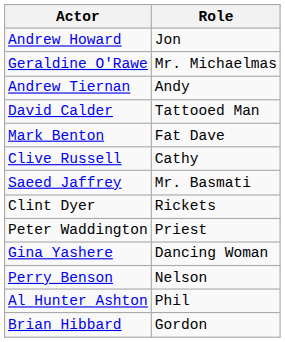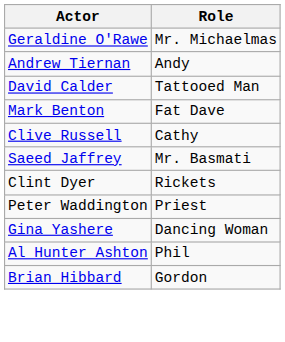- row: (65, 40)
- row: (60, 277)
